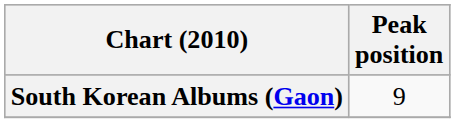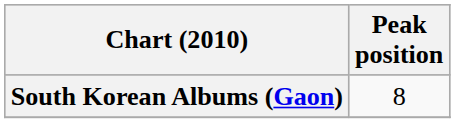(399, 95) 9 -> (399, 95) 8
